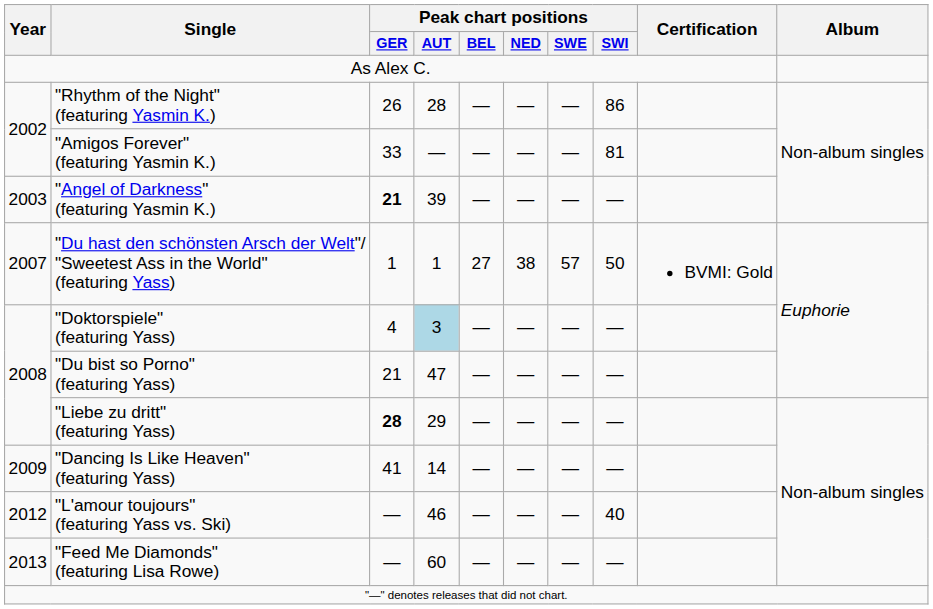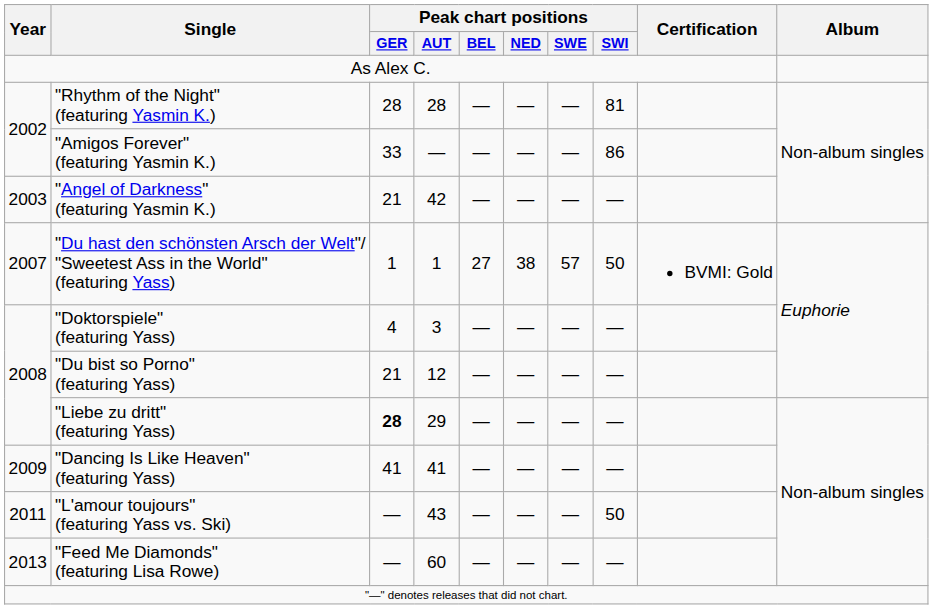(392, 105) 26 -> (392, 105) 28
(615, 105) 86 -> (615, 105) 81
(615, 152) 81 -> (615, 152) 86
(392, 199) bold -> (392, 199) normal
(437, 199) 39 -> (437, 199) 42
(437, 327) lightblue background -> (437, 327) no background
(437, 374) 47 -> (437, 374) 12
(437, 468) 14 -> (437, 468) 41
(28, 515) 2012 -> (28, 515) 2011
(437, 515) 46 -> (437, 515) 43
(615, 515) 40 -> (615, 515) 50
